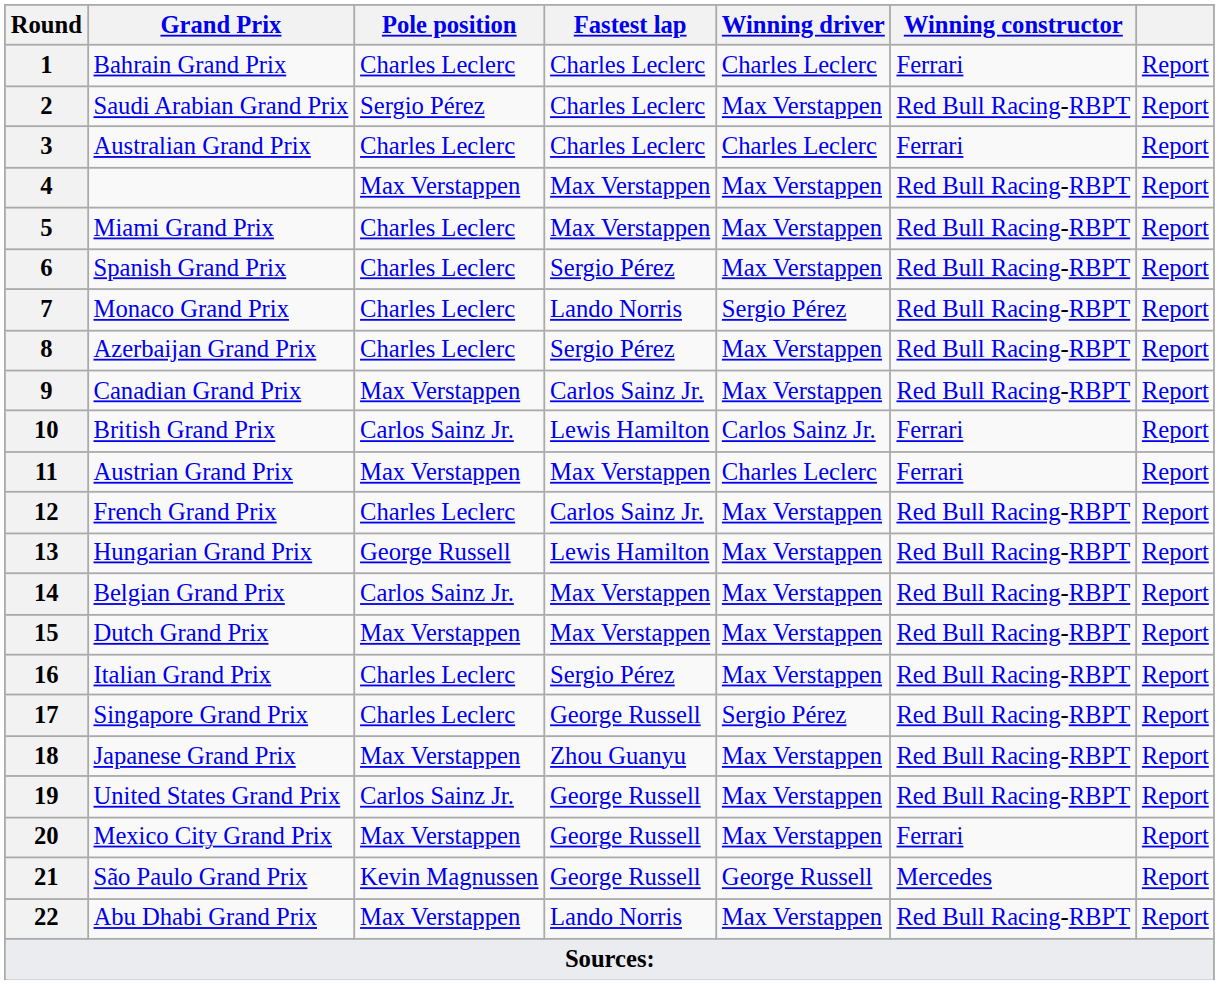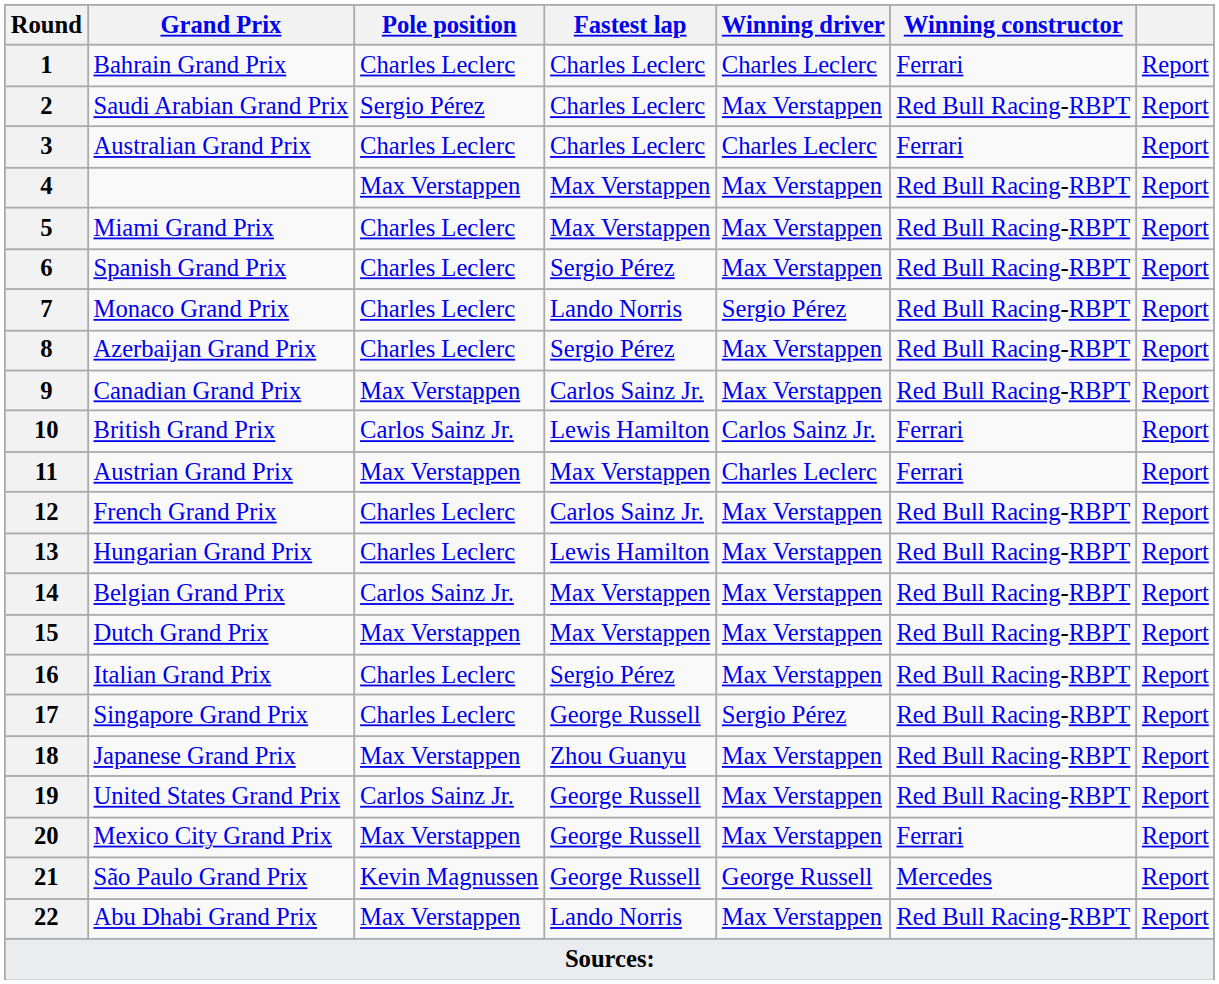(435, 552) George Russell -> (438, 552) Charles Leclerc
